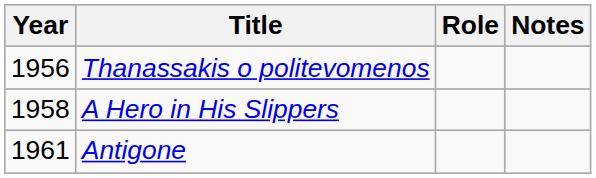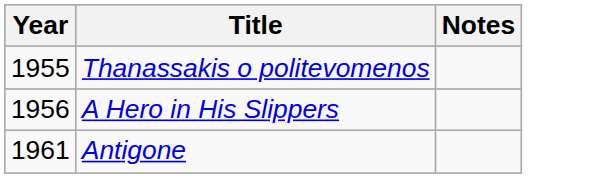- column: (470, 25)
(40, 67) 1956 -> (40, 67) 1955
(40, 109) 1958 -> (40, 109) 1956
